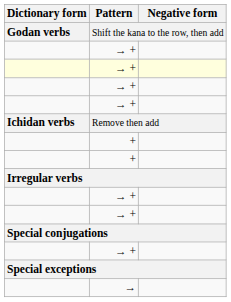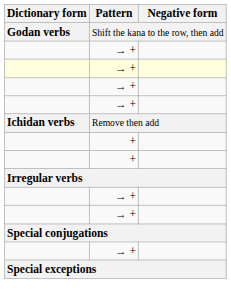- row: (47, 288)
